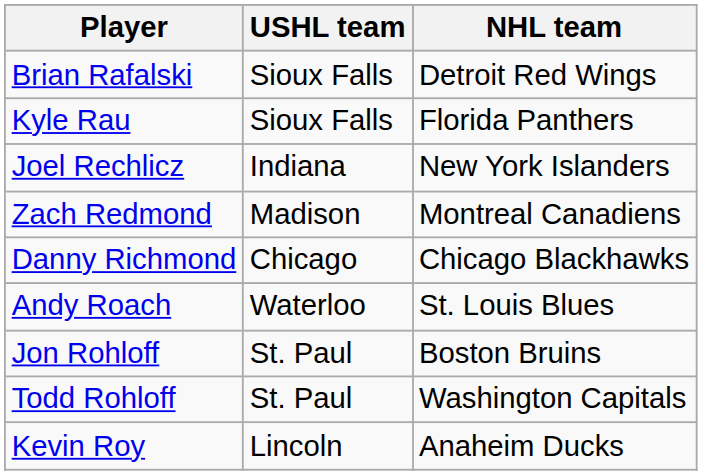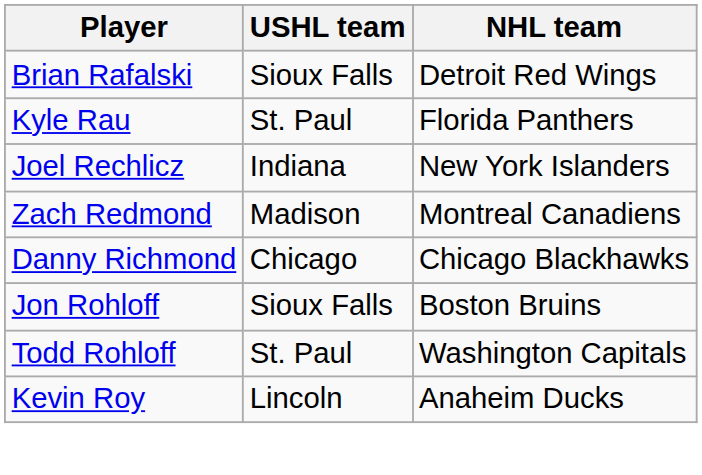(321, 120) Sioux Falls -> (301, 120) St. Paul
- row: (91, 306)
(301, 352) St. Paul -> (321, 306) Sioux Falls
